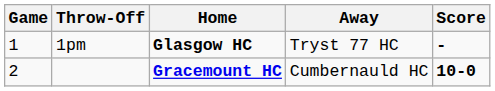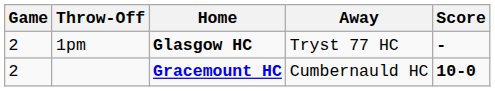(14, 45) 1 -> (14, 45) 2
